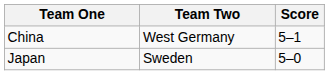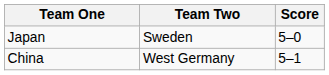rows swapped: (26, 37) <-> (26, 59)
